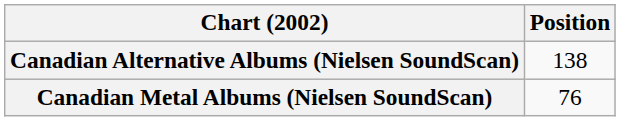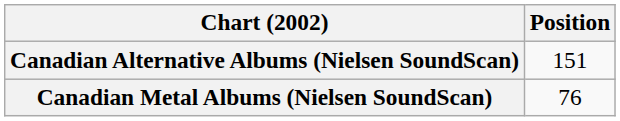(570, 60) 138 -> (570, 60) 151
